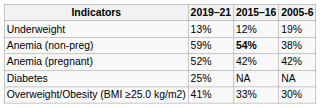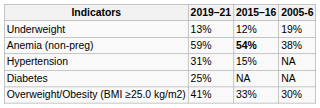- row: (50, 62)
+ row: (37, 62)
